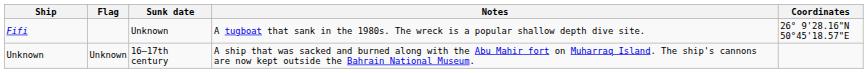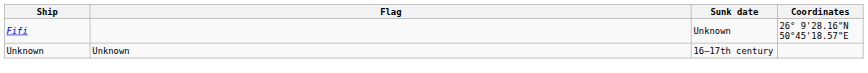- column: (495, 12)
